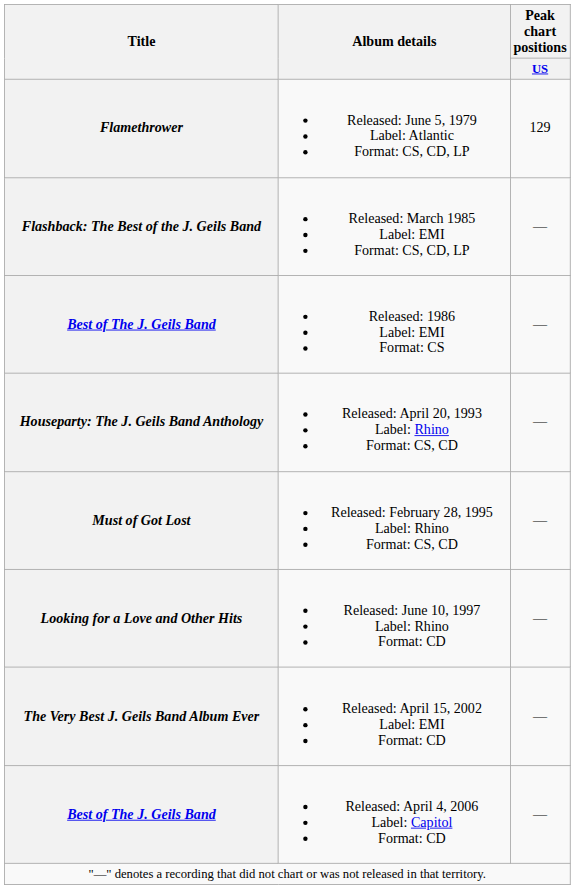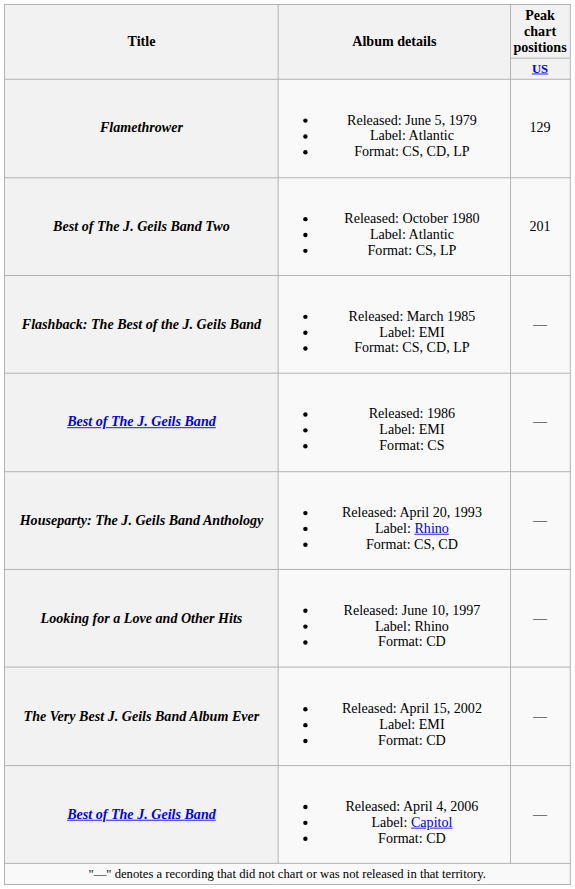+ row: (394, 234)
- row: (394, 528)
